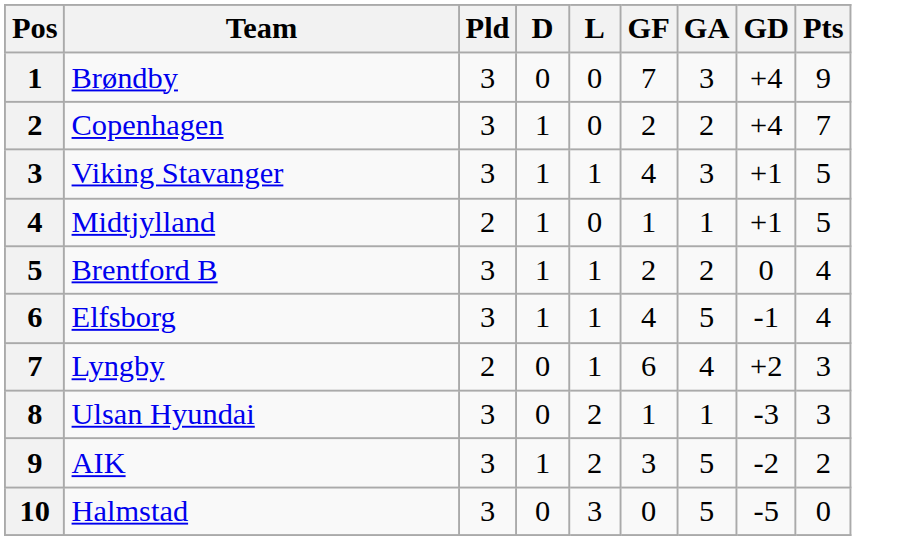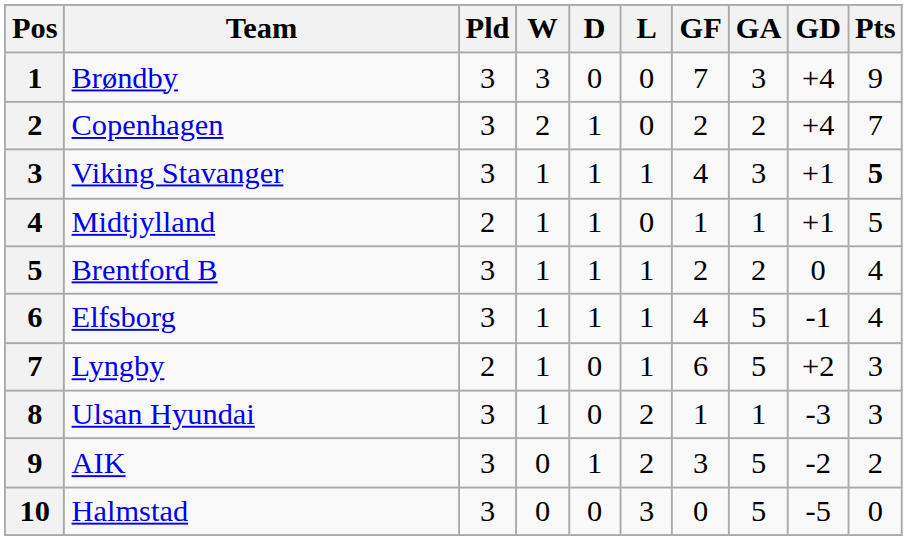+ column: (543, 28)
(823, 173) normal -> (875, 173) bold
(707, 366) 4 -> (759, 366) 5
